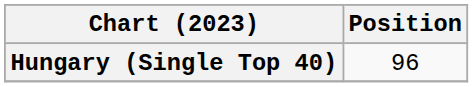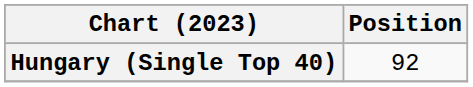(405, 63) 96 -> (405, 63) 92
